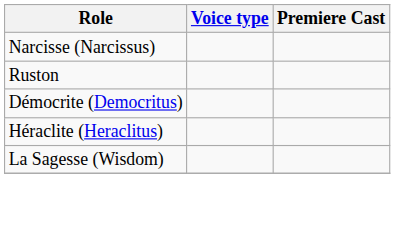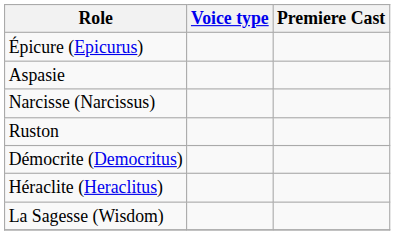+ row: (76, 46)
+ row: (37, 74)
